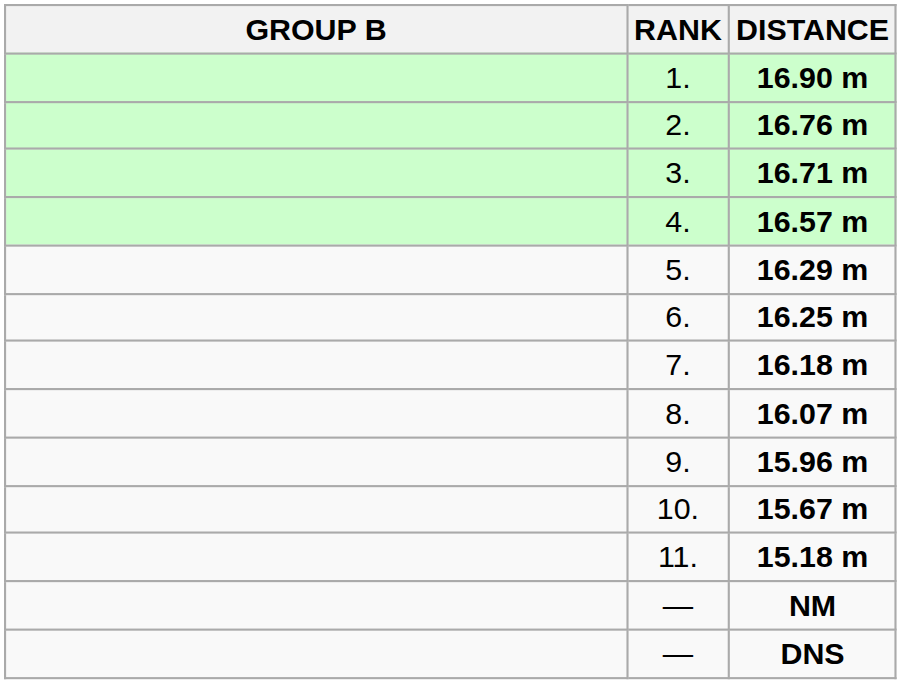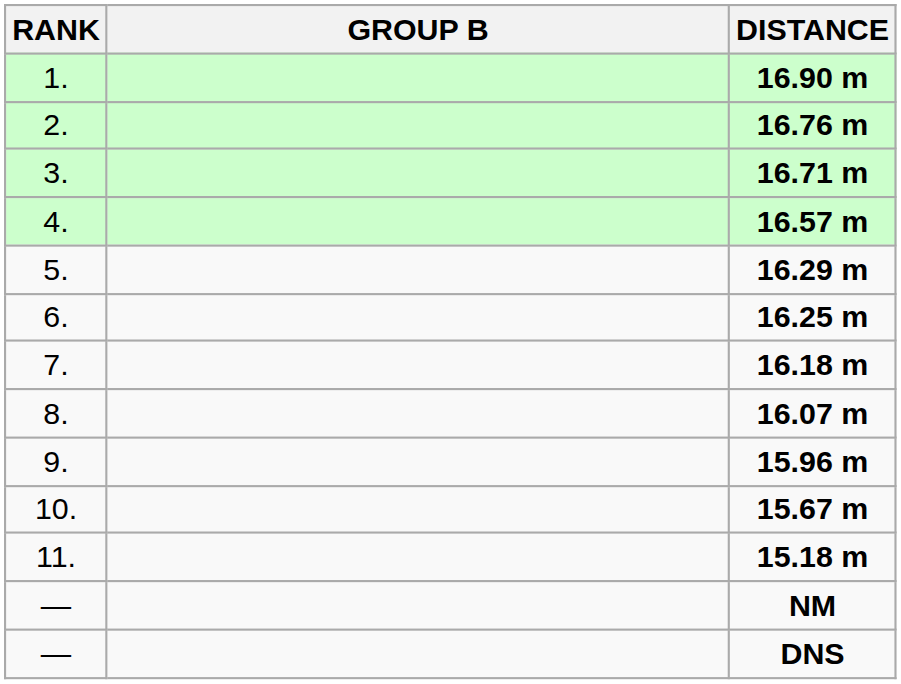columns swapped: (678, 29) <-> (316, 29)
